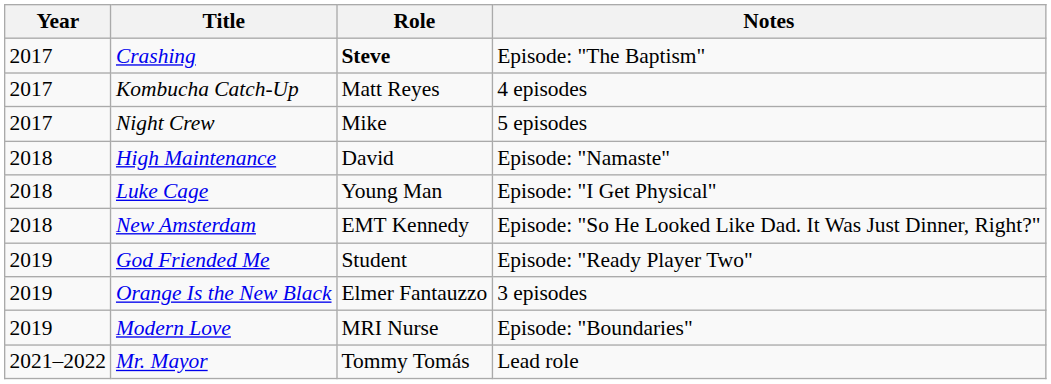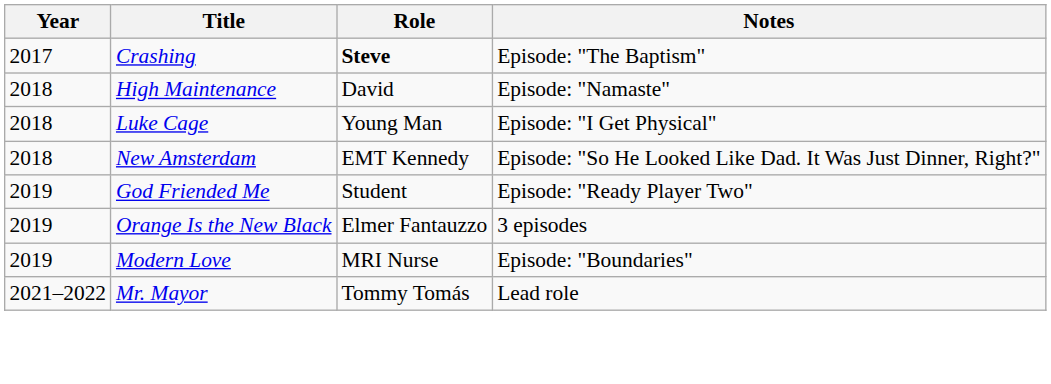- row: (207, 89)
- row: (165, 123)
